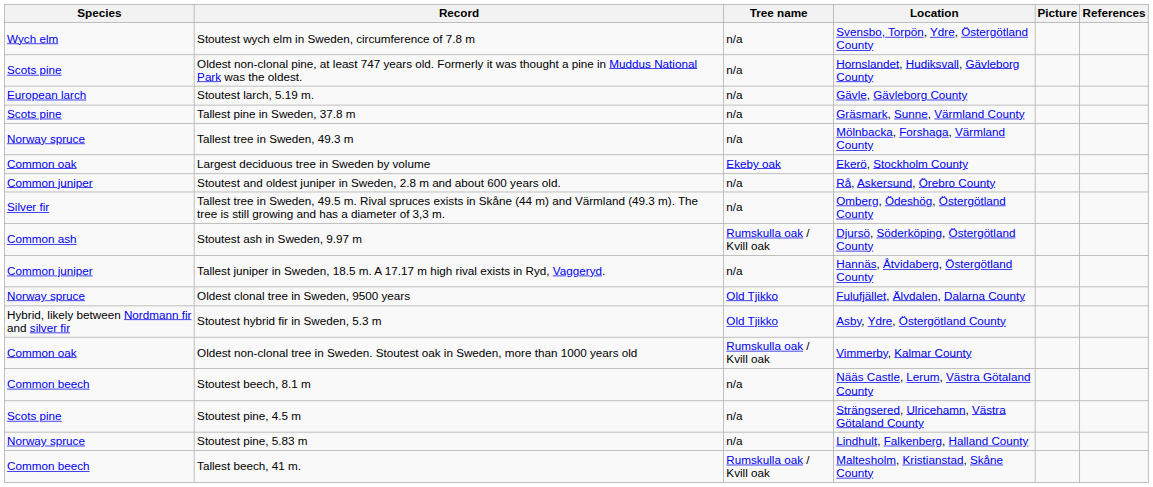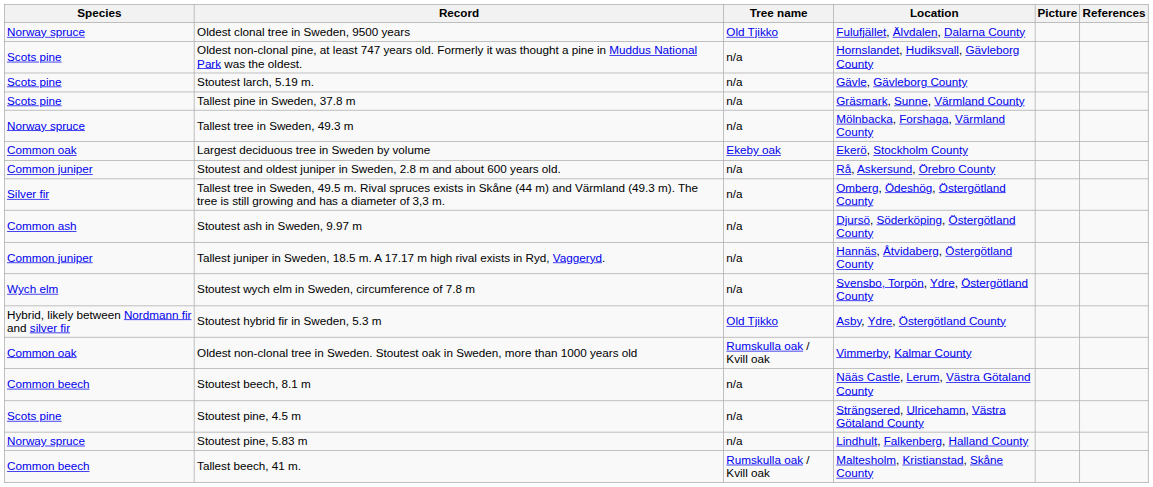rows swapped: (304, 296) <-> (336, 38)
(47, 95) European larch -> (34, 82) Scots pine
(768, 239) Rumskulla oak / Kvill oak -> (734, 226) n/a
